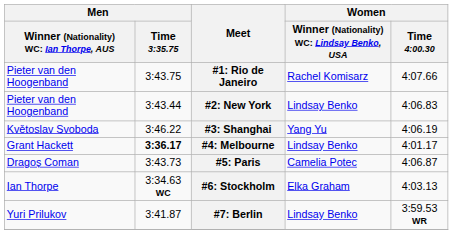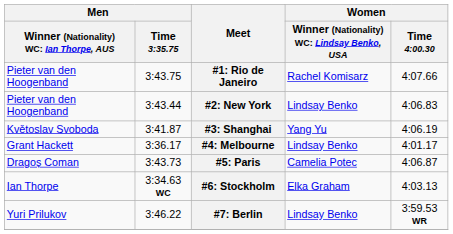(163, 129) 3:46.22 -> (163, 129) 3:41.87
(163, 146) bold -> (163, 146) normal
(163, 215) 3:41.87 -> (163, 215) 3:46.22
